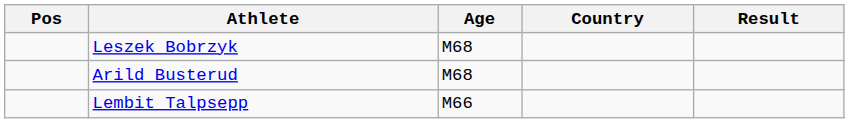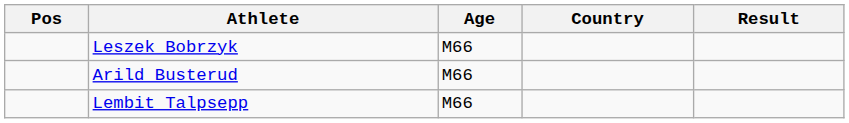(457, 47) M68 -> (457, 47) M66
(457, 75) M68 -> (457, 75) M66
